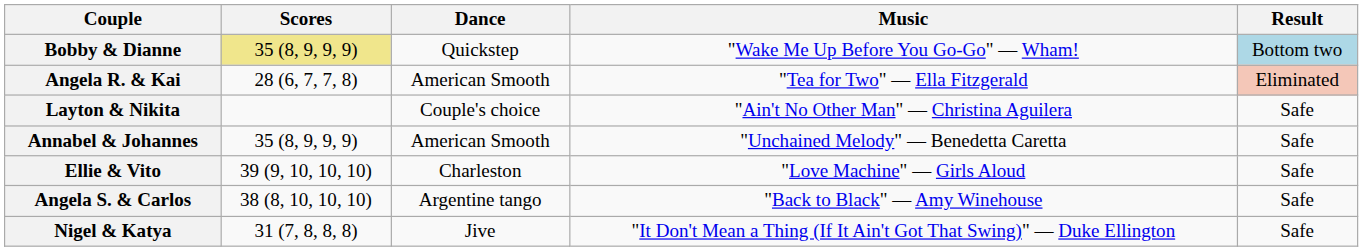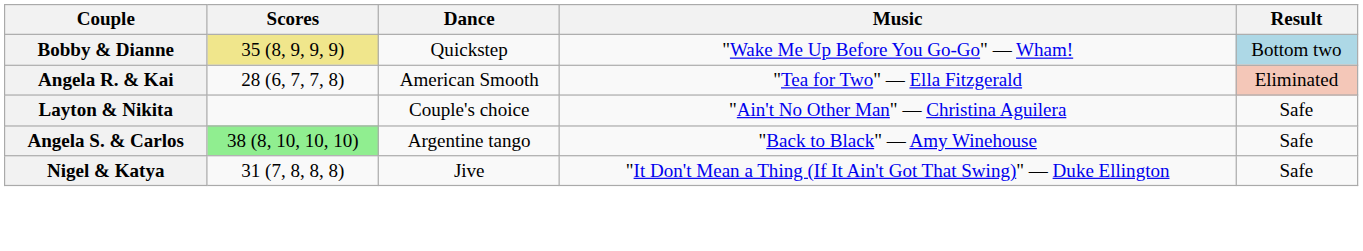- row: (113, 140)
- row: (113, 170)
(306, 200) no background -> (293, 140) lightgreen background
